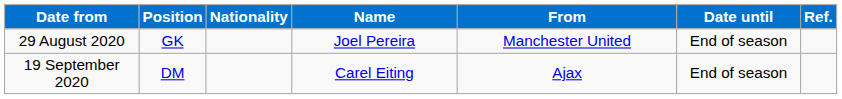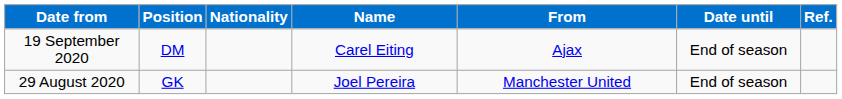rows swapped: (72, 41) <-> (72, 74)
